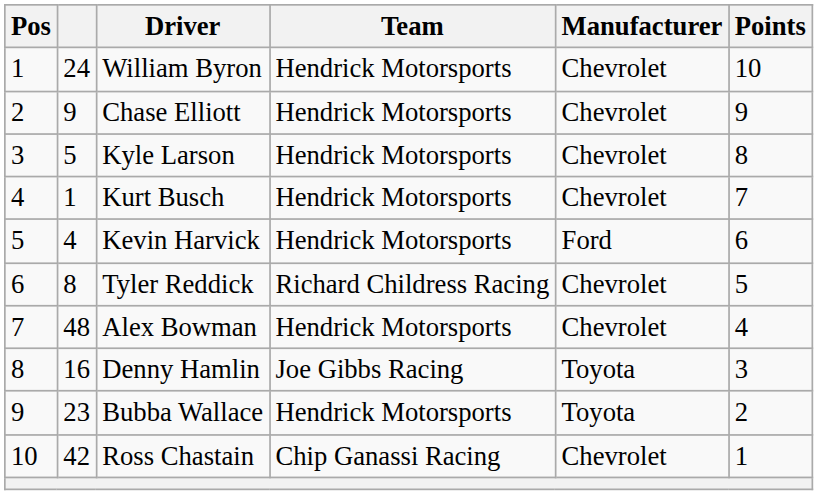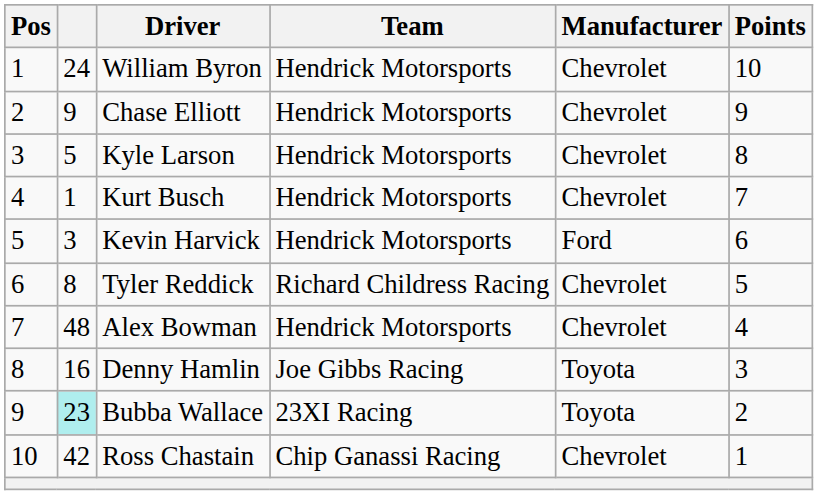(70, 240) 4 -> (70, 240) 3
(77, 411) no background -> (77, 411) paleturquoise background
(393, 411) Hendrick Motorsports -> (344, 411) 23XI Racing
